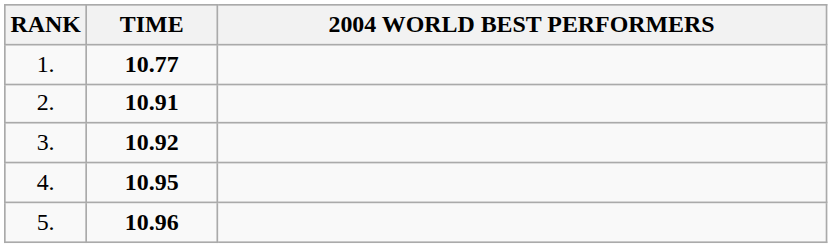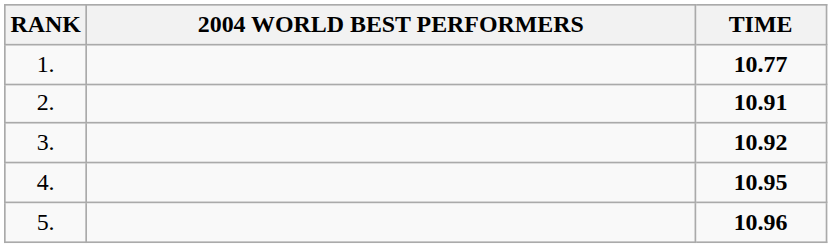columns swapped: (522, 24) <-> (152, 24)
